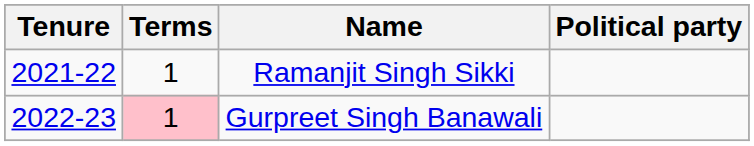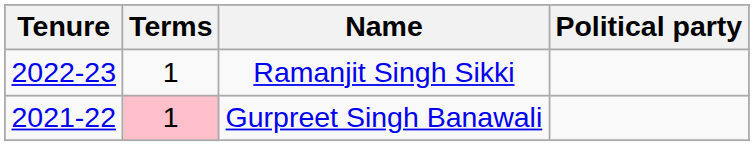(64, 72) 2021-22 -> (64, 72) 2022-23
(64, 117) 2022-23 -> (64, 117) 2021-22
